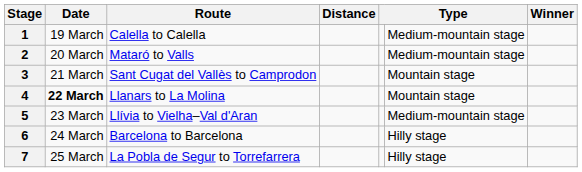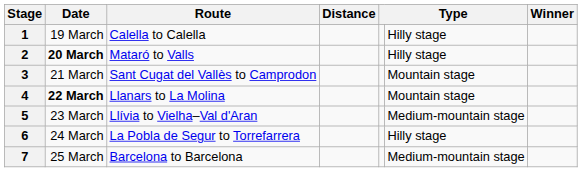(456, 34) Medium-mountain stage -> (417, 34) Hilly stage
(77, 55) normal -> (76, 55) bold
(456, 55) Medium-mountain stage -> (417, 55) Hilly stage
(176, 136) Barcelona to Barcelona -> (205, 136) La Pobla de Segur to Torrefarrera
(205, 156) La Pobla de Segur to Torrefarrera -> (176, 156) Barcelona to Barcelona
(417, 156) Hilly stage -> (456, 156) Medium-mountain stage
